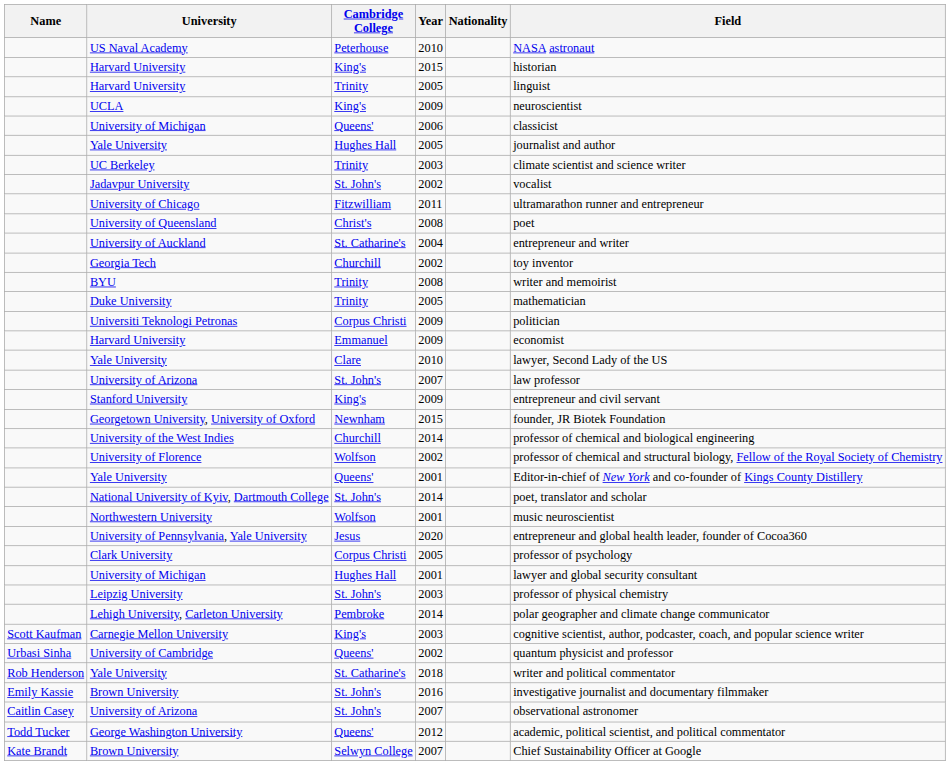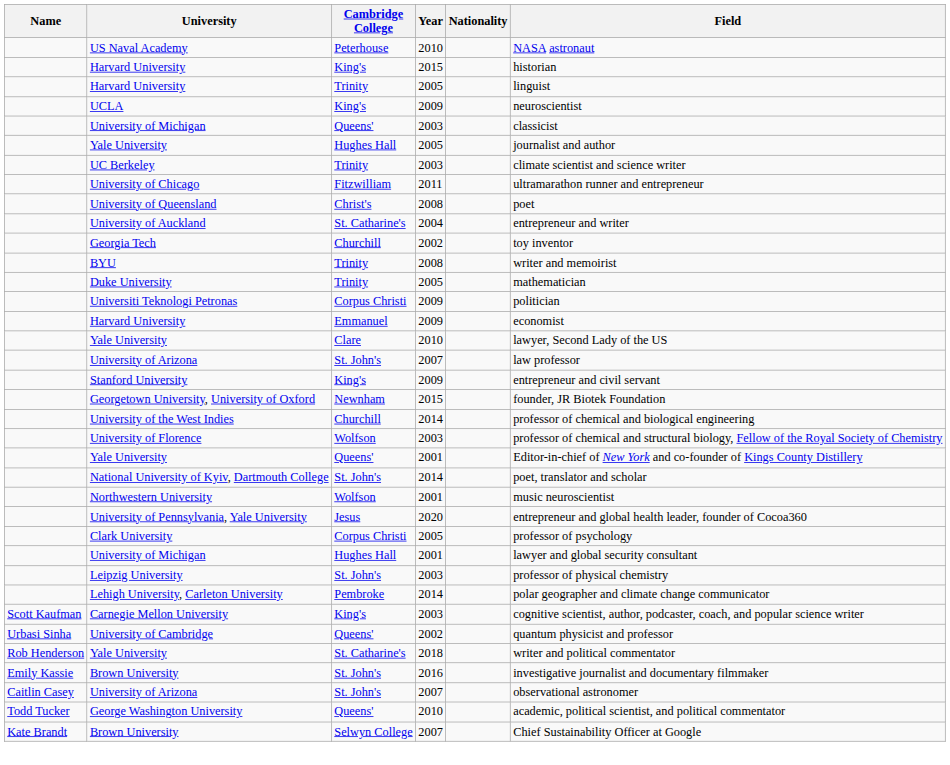(431, 125) 2006 -> (431, 125) 2003
- row: (140, 184)
(431, 457) 2002 -> (431, 438) 2003
(431, 731) 2012 -> (431, 711) 2010
